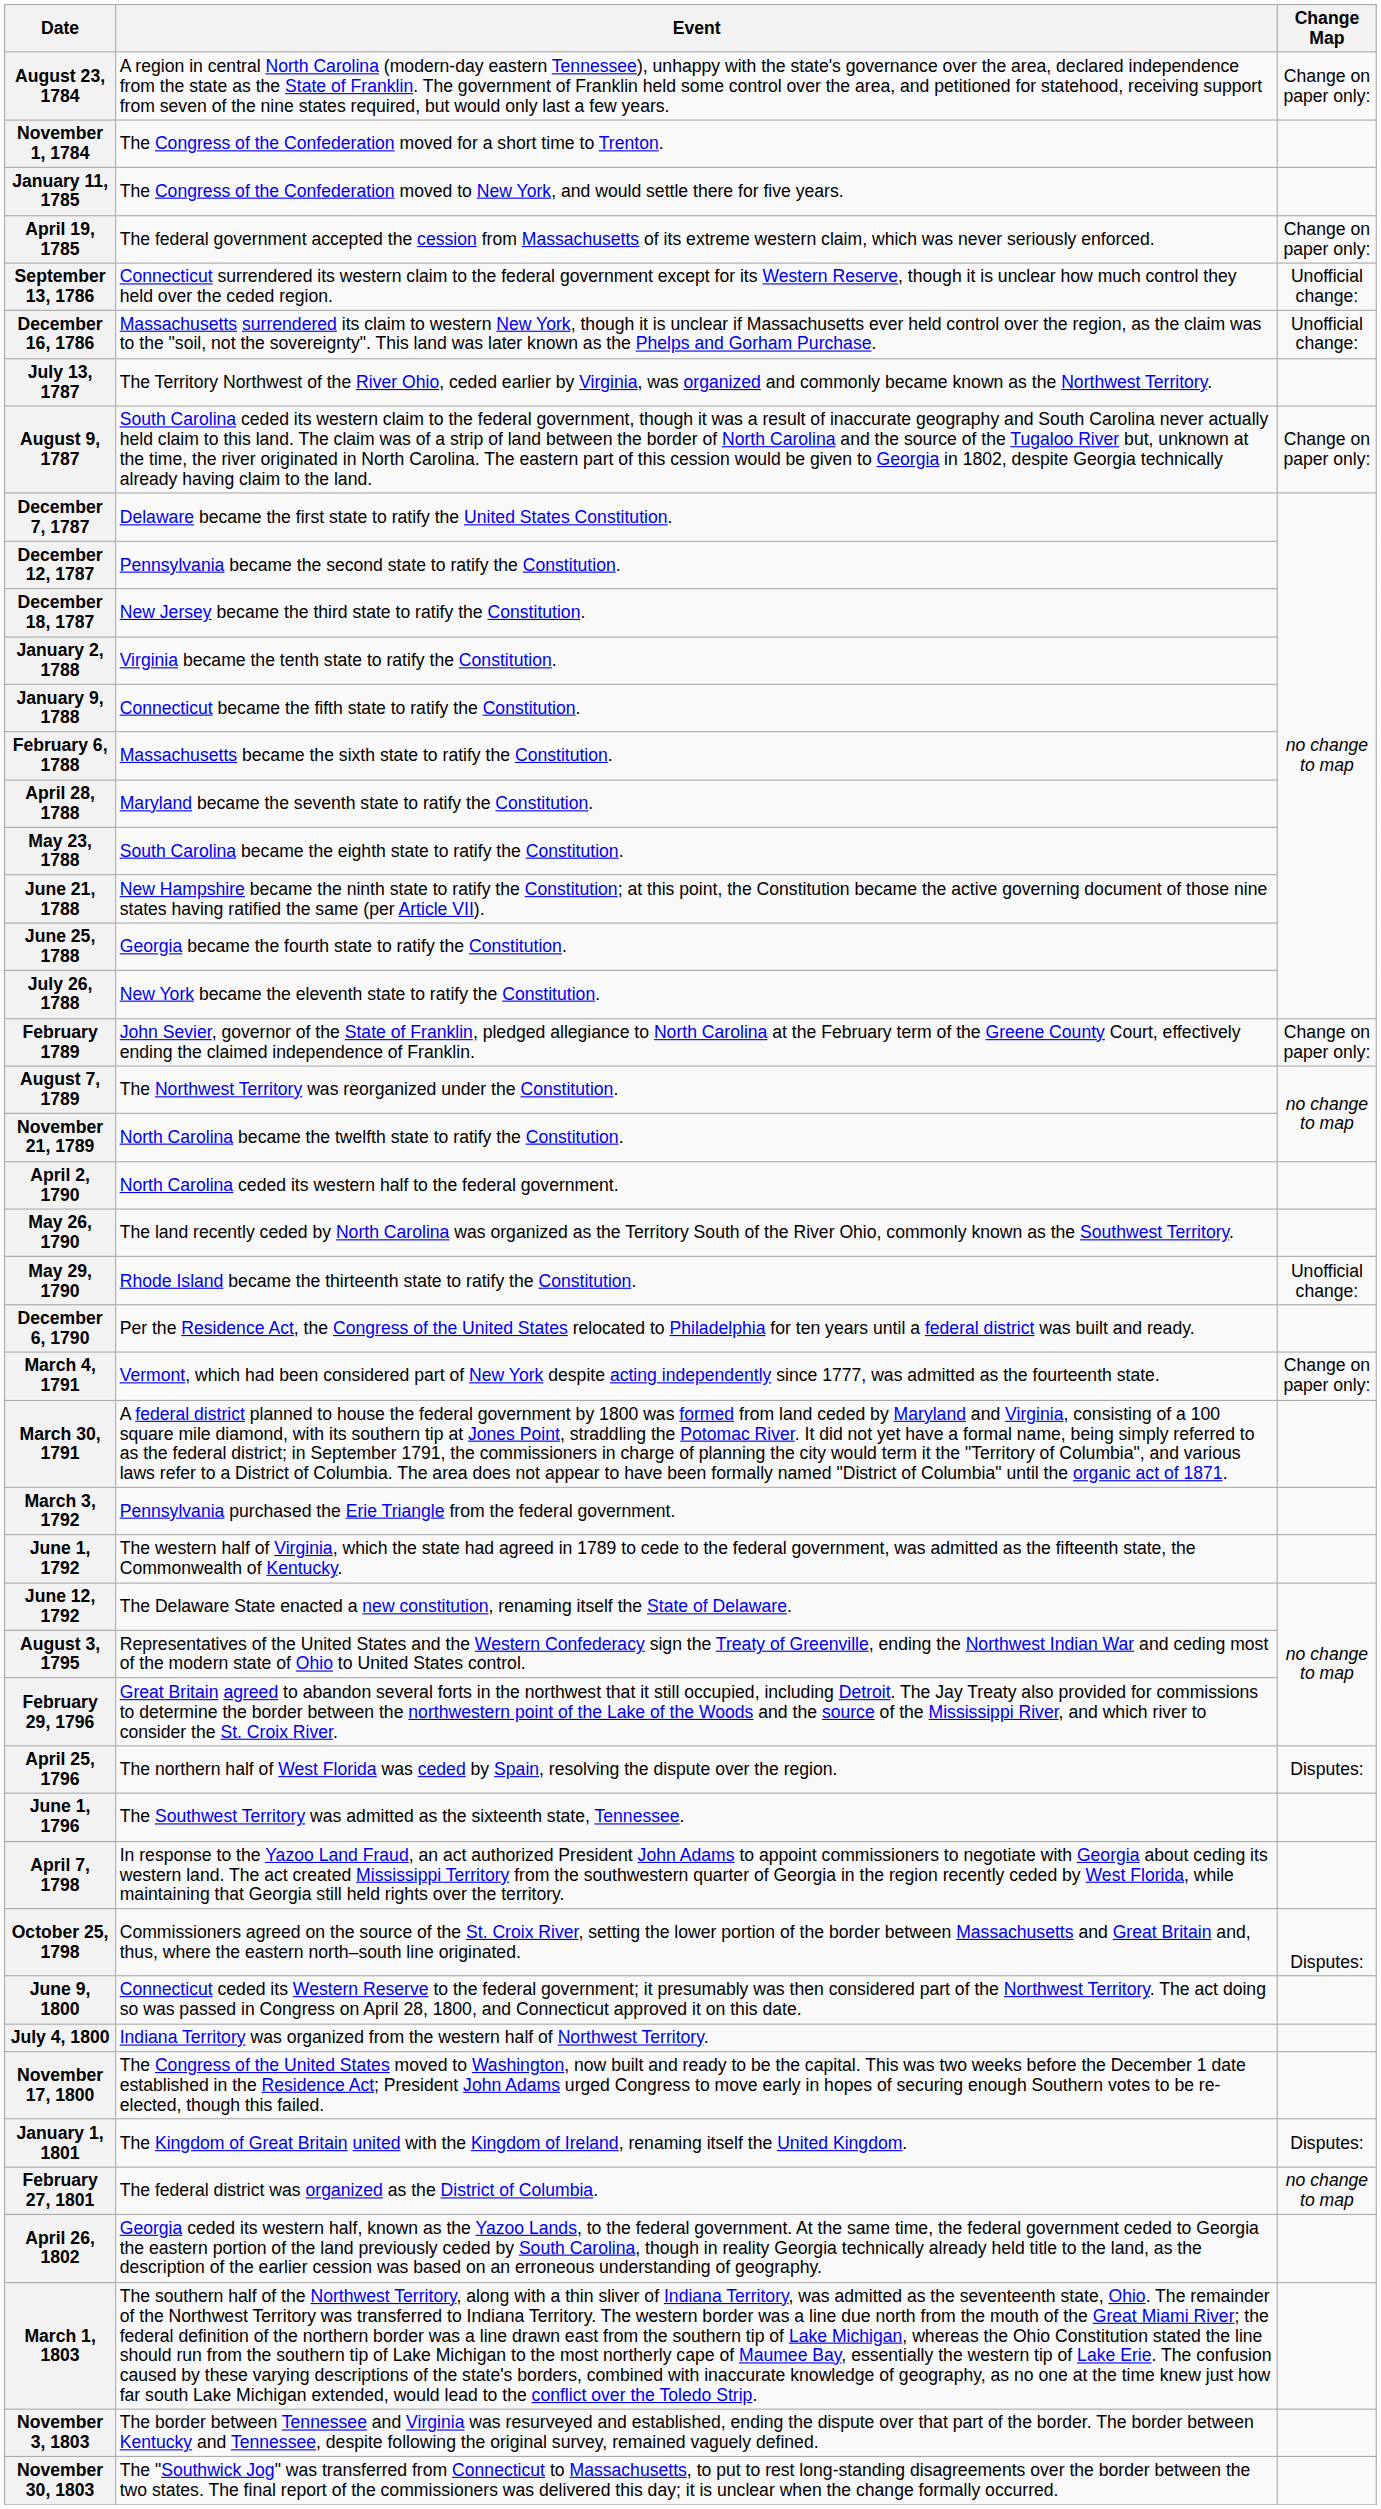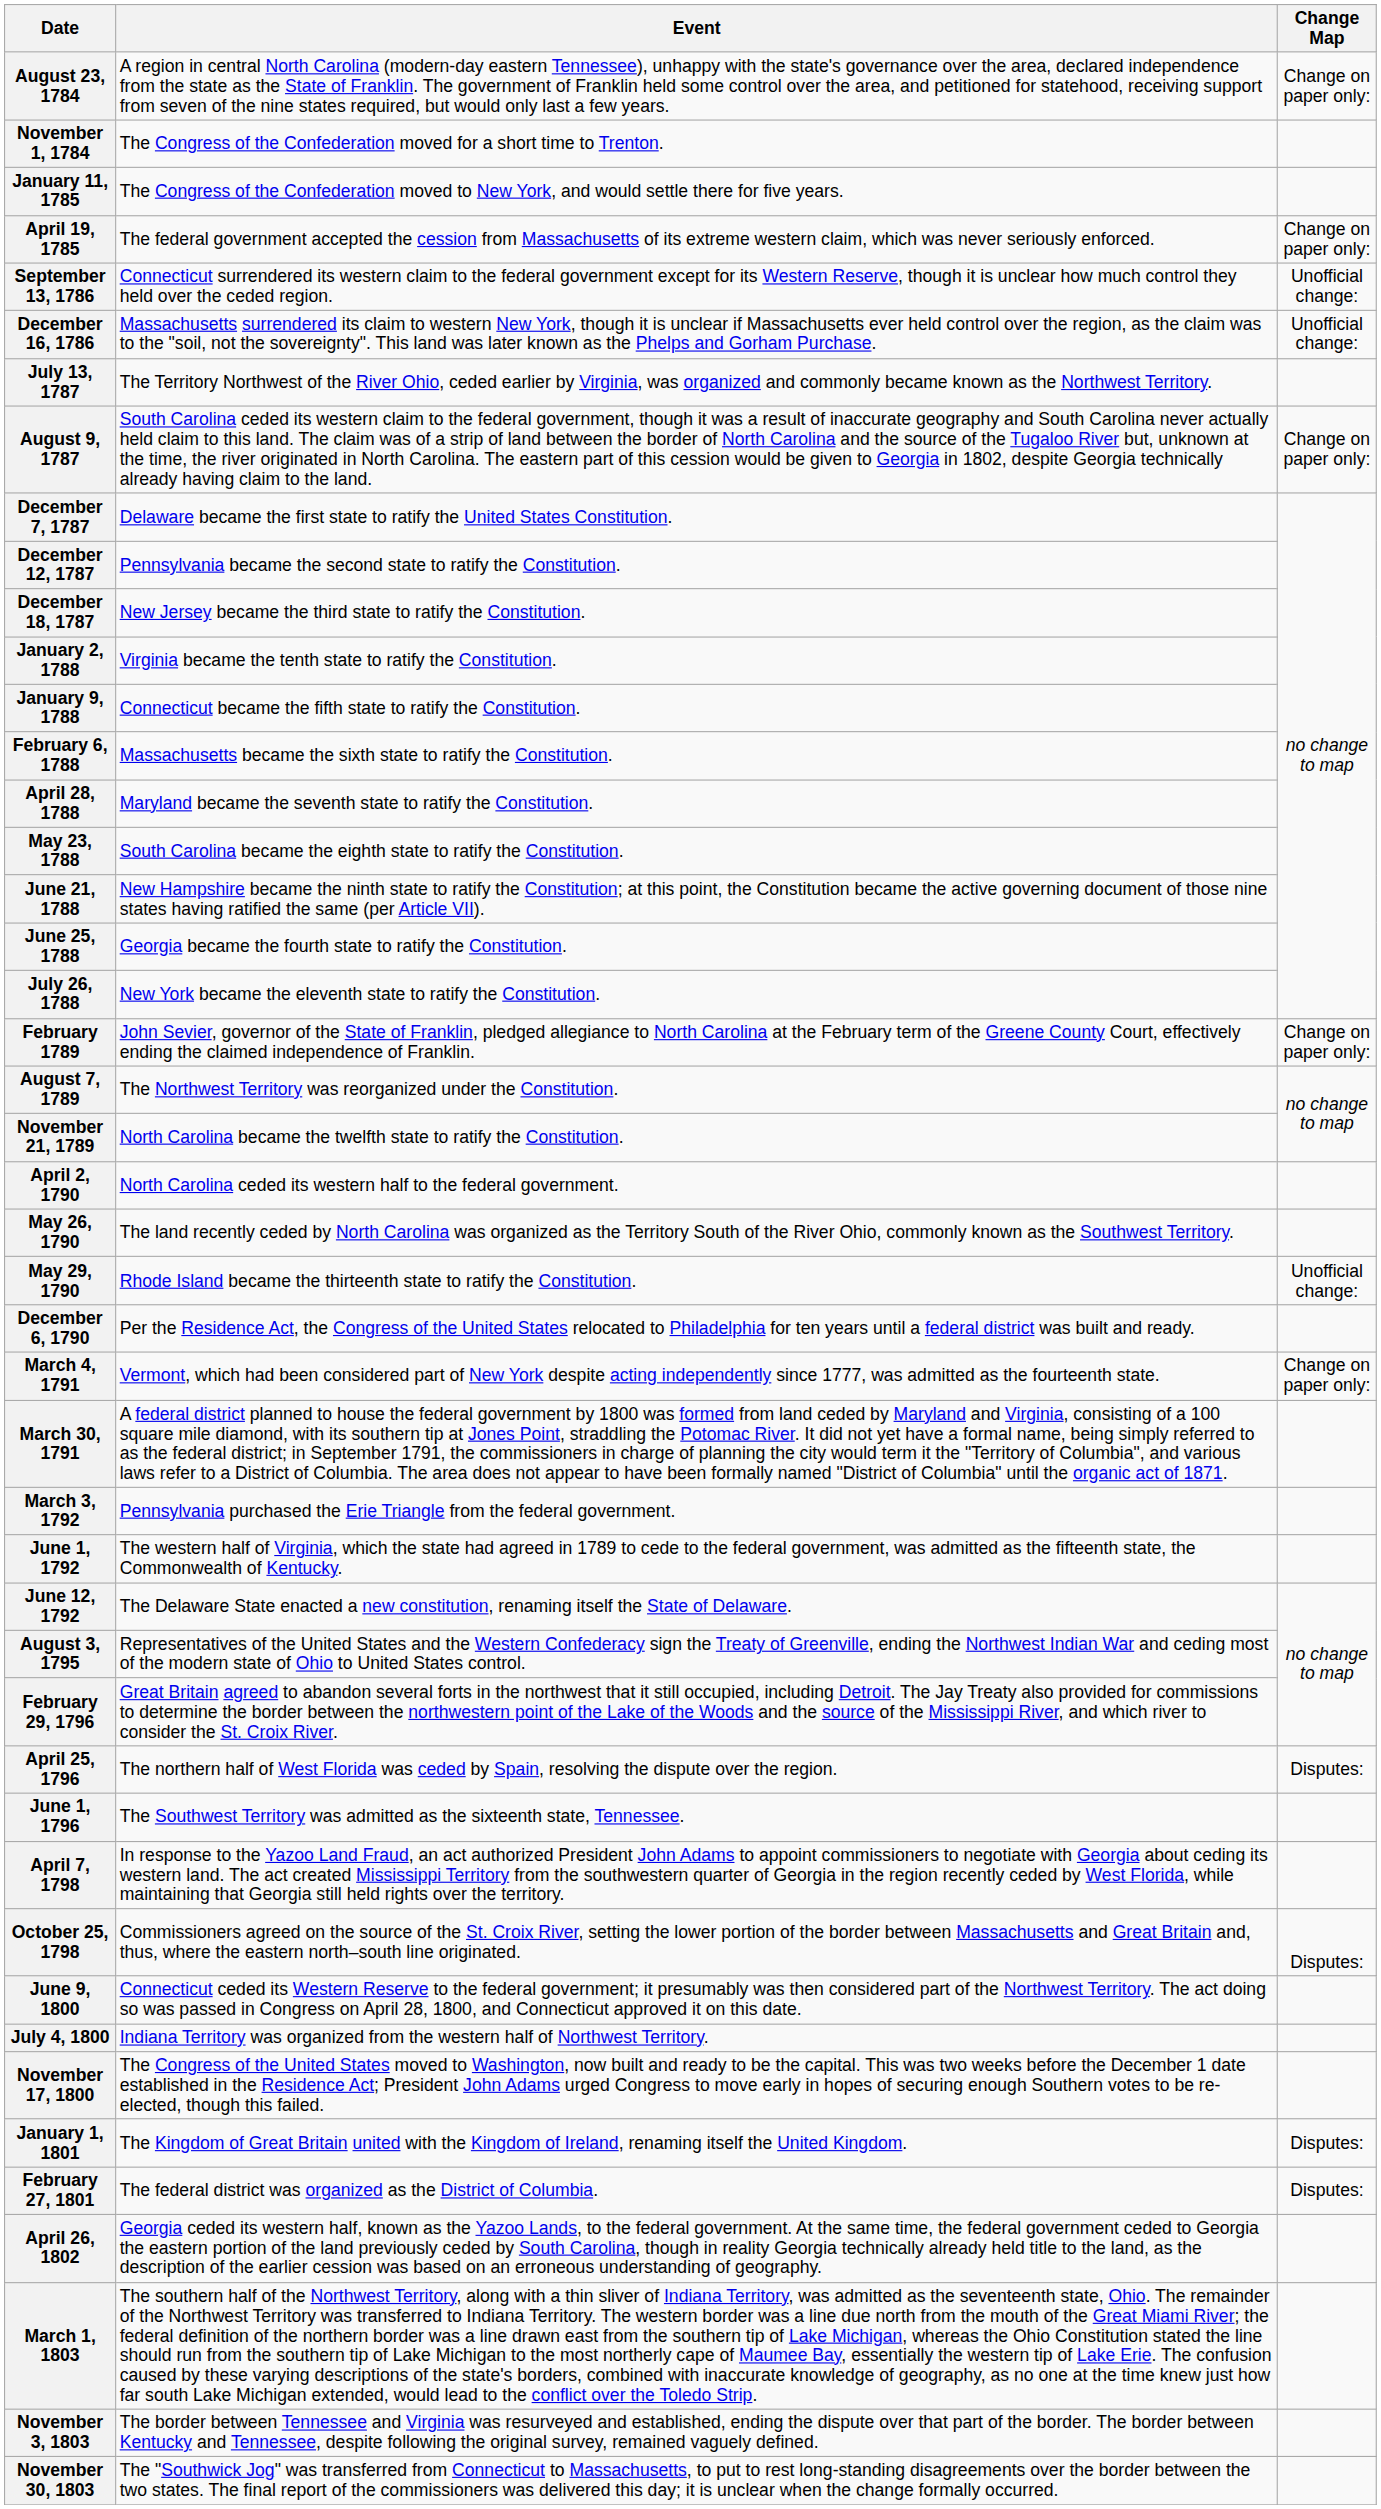(1327, 2190) no change to map -> (1327, 2190) Disputes:
